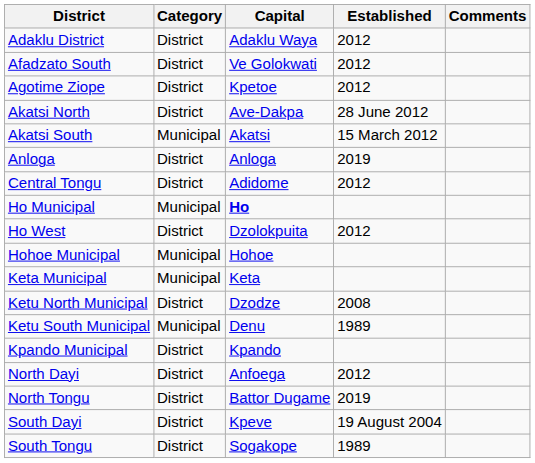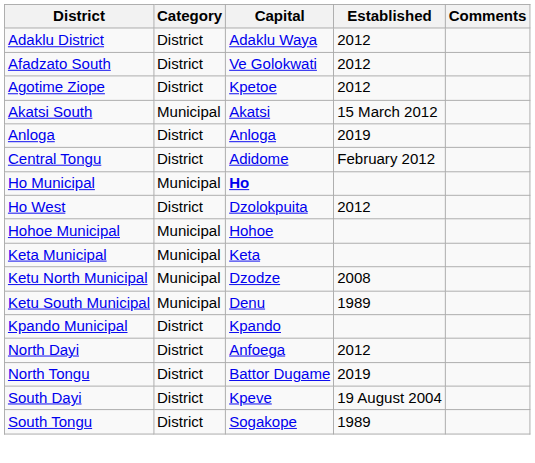- row: (49, 111)
(354, 183) 2012 -> (386, 159) February 2012
(180, 302) District -> (189, 278) Municipal
